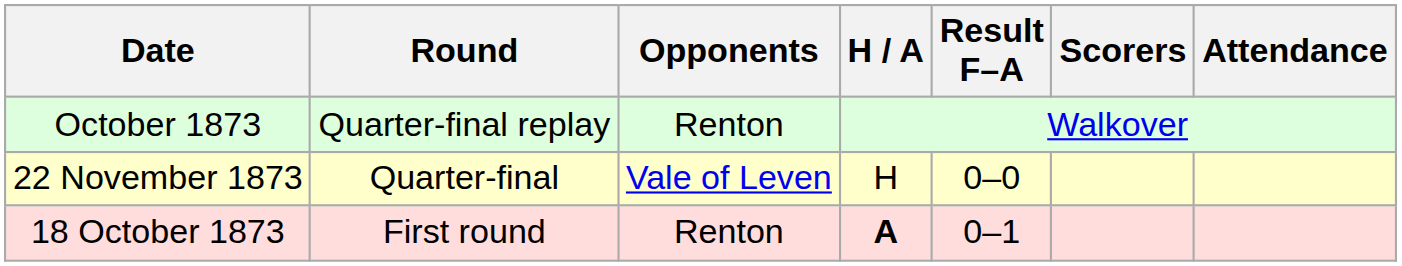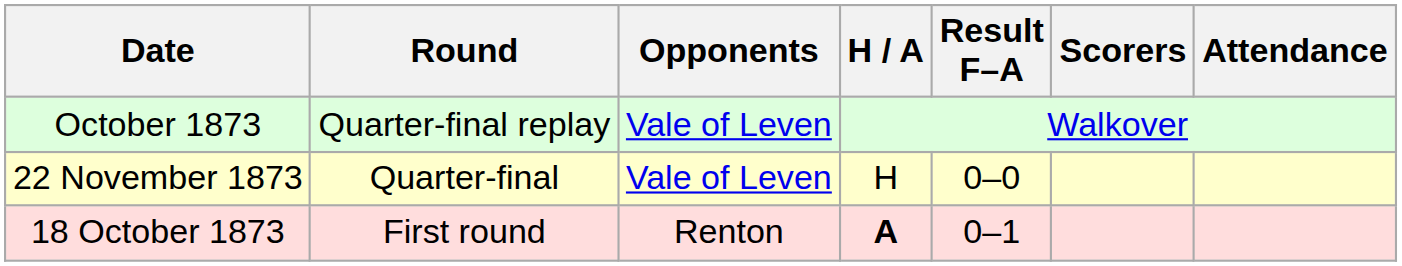(729, 123) Renton -> (729, 123) Vale of Leven
